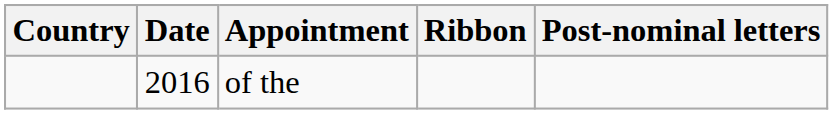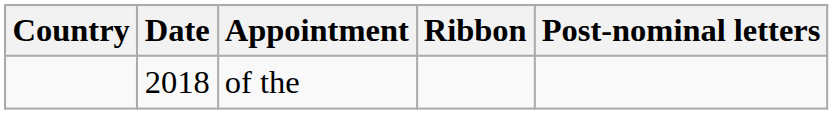(177, 81) 2016 -> (177, 81) 2018
